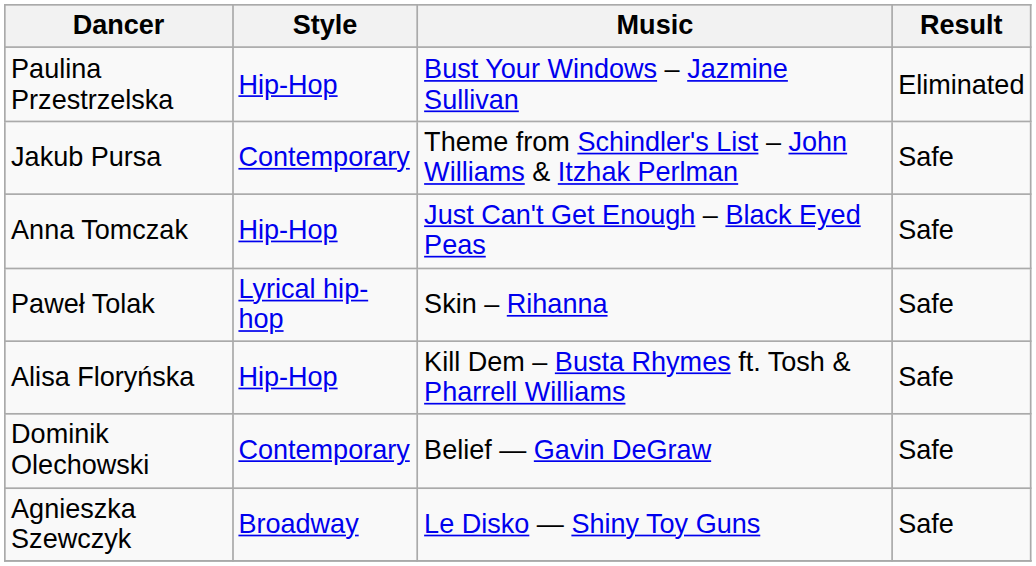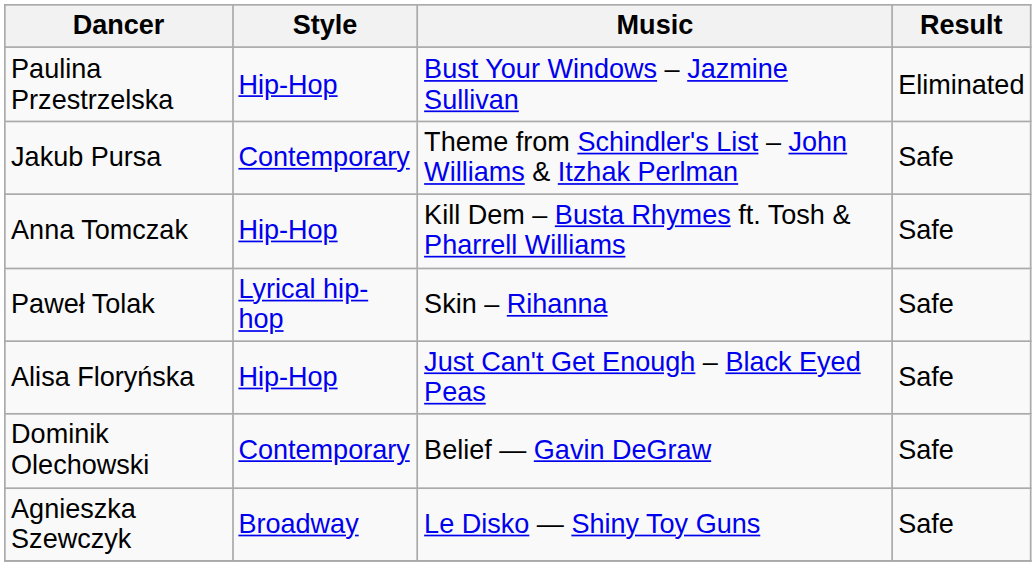(642, 230) Just Can't Get Enough – Black Eyed Peas -> (637, 230) Kill Dem – Busta Rhymes ft. Tosh & Pharrell Williams
(637, 377) Kill Dem – Busta Rhymes ft. Tosh & Pharrell Williams -> (642, 377) Just Can't Get Enough – Black Eyed Peas
